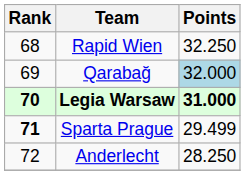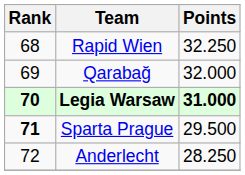(210, 73) lightblue background -> (210, 73) no background
(210, 128) 29.499 -> (210, 128) 29.500
